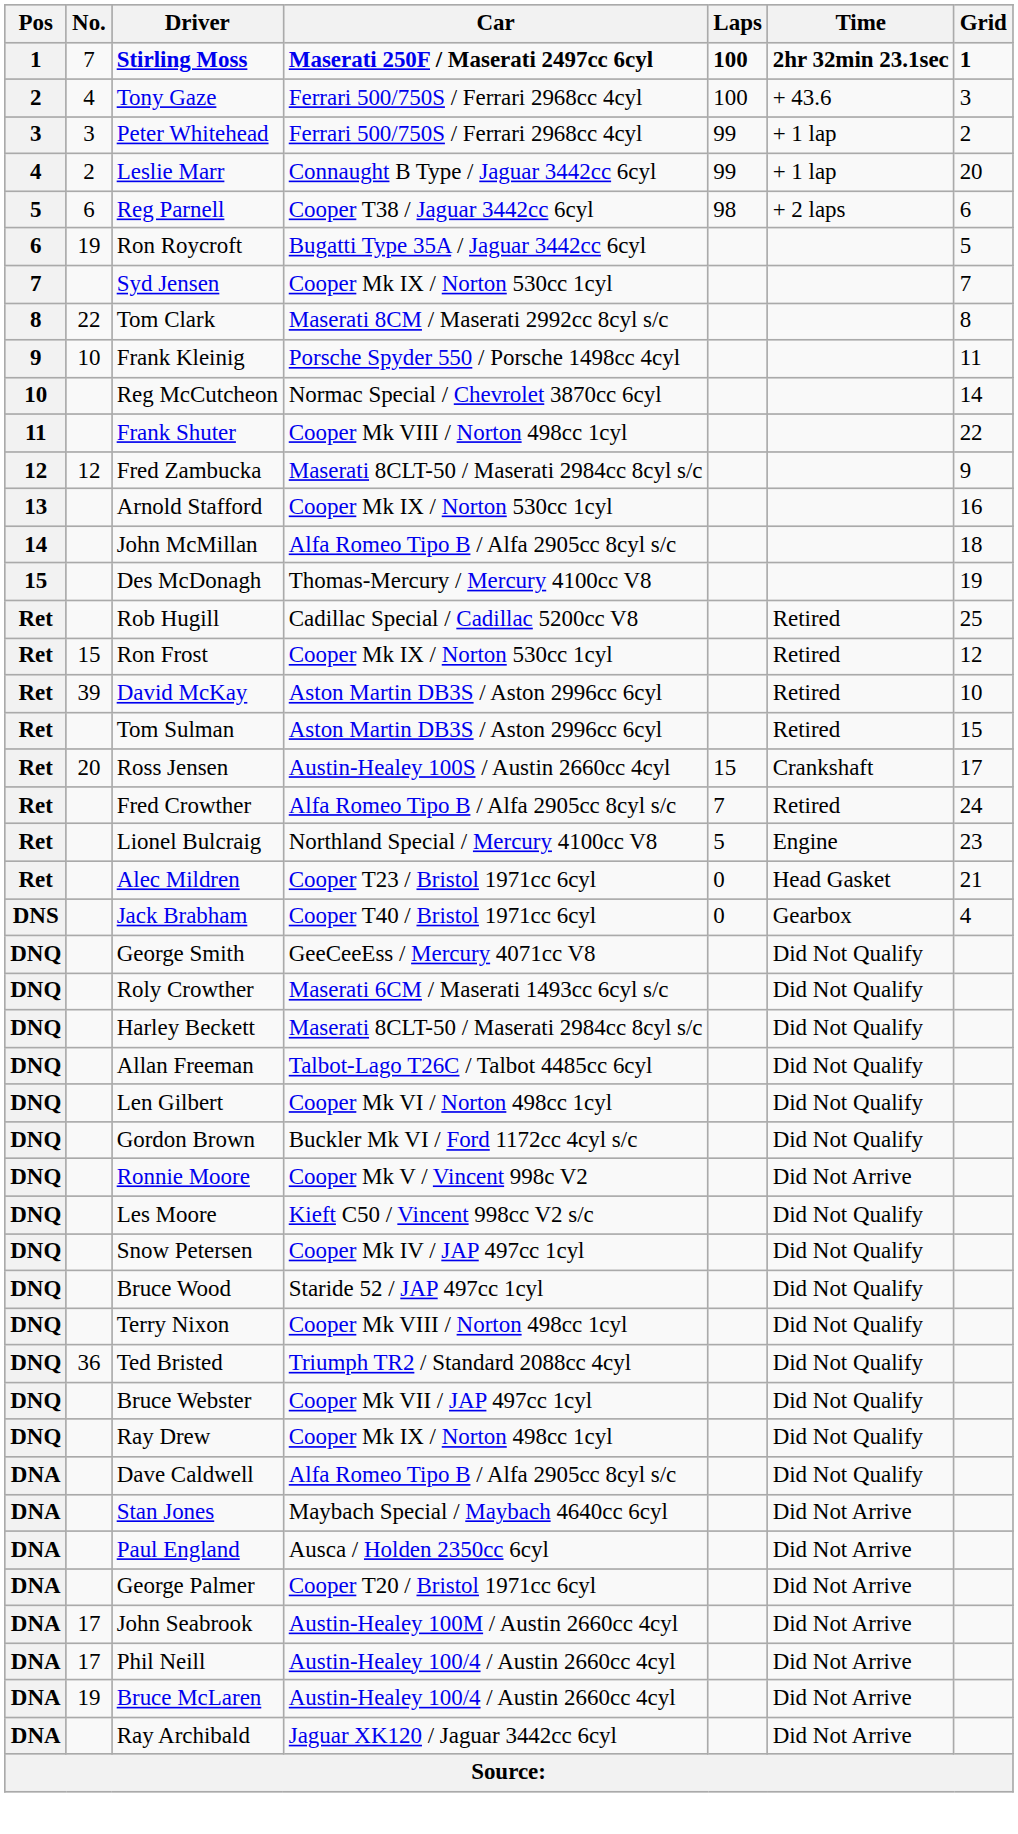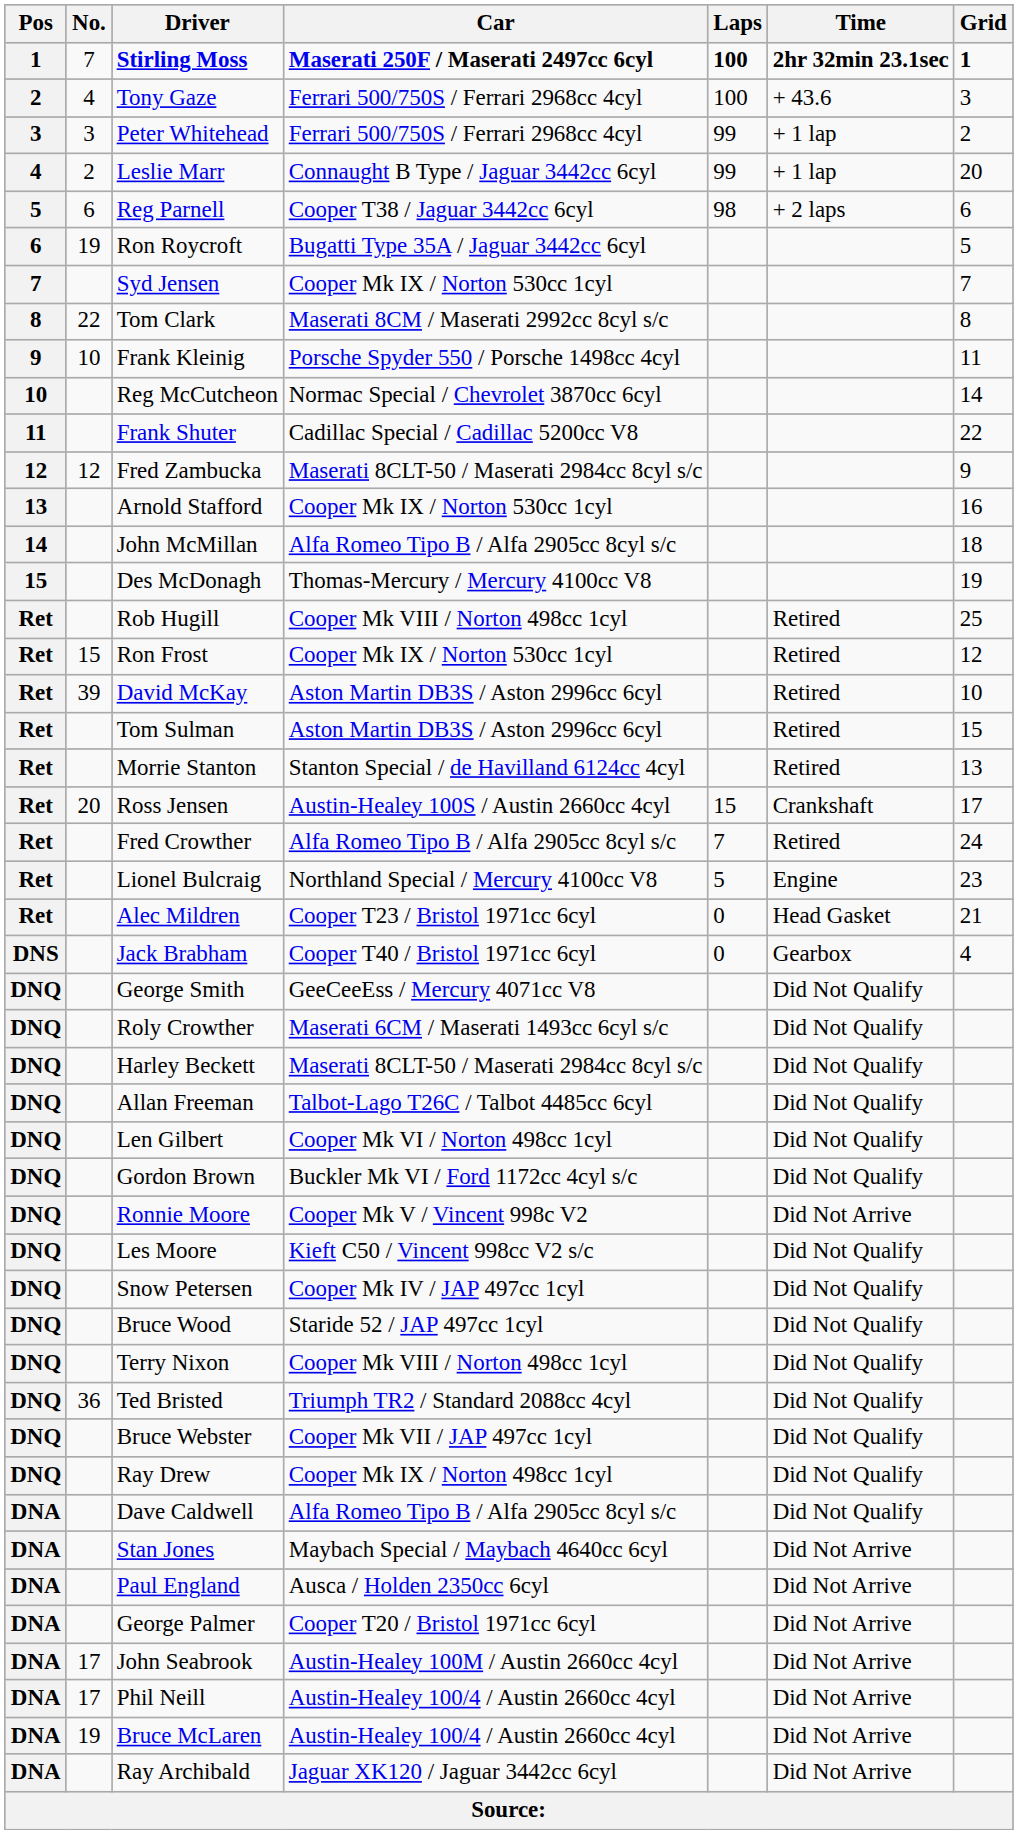(458, 432) Cooper Mk VIII / Norton 498cc 1cyl -> (463, 432) Cadillac Special / Cadillac 5200cc V8
(463, 618) Cadillac Special / Cadillac 5200cc V8 -> (458, 618) Cooper Mk VIII / Norton 498cc 1cyl
+ row: (186, 767)
